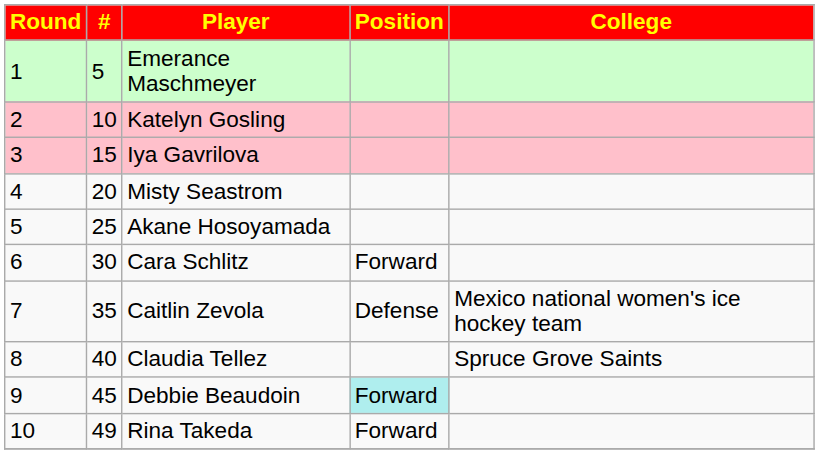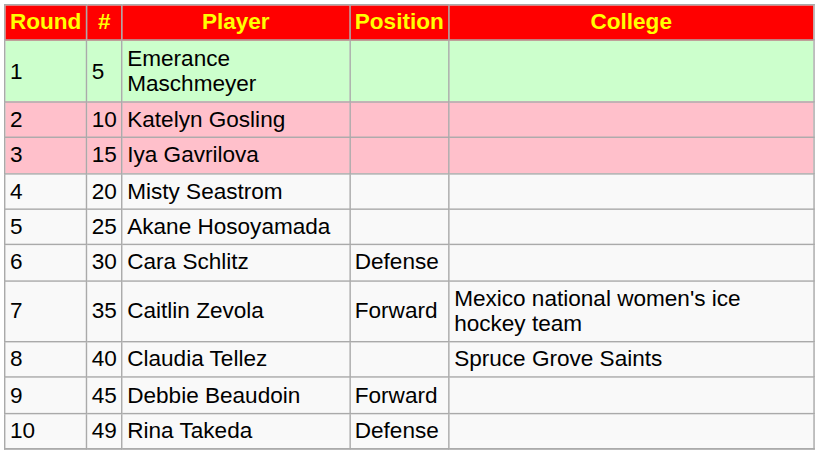(396, 262) Forward -> (397, 262) Defense
(397, 310) Defense -> (396, 310) Forward
(396, 395) paleturquoise background -> (396, 395) no background
(396, 430) Forward -> (397, 430) Defense
